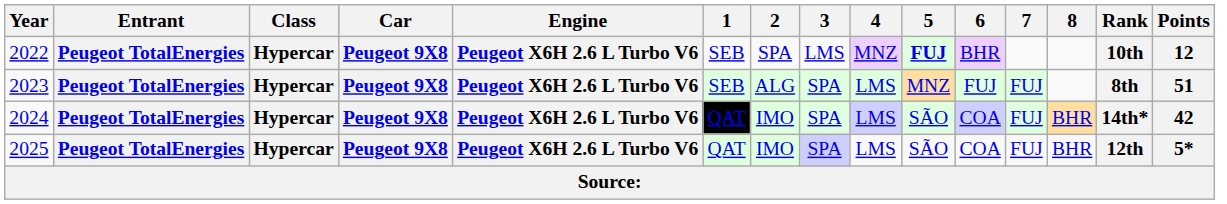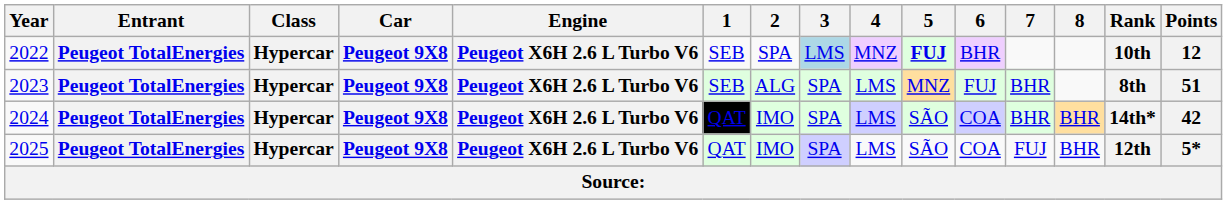(825, 52) no background -> (825, 52) lightblue background
(1026, 84) FUJ -> (1030, 84) BHR
(1026, 117) FUJ -> (1030, 117) BHR
